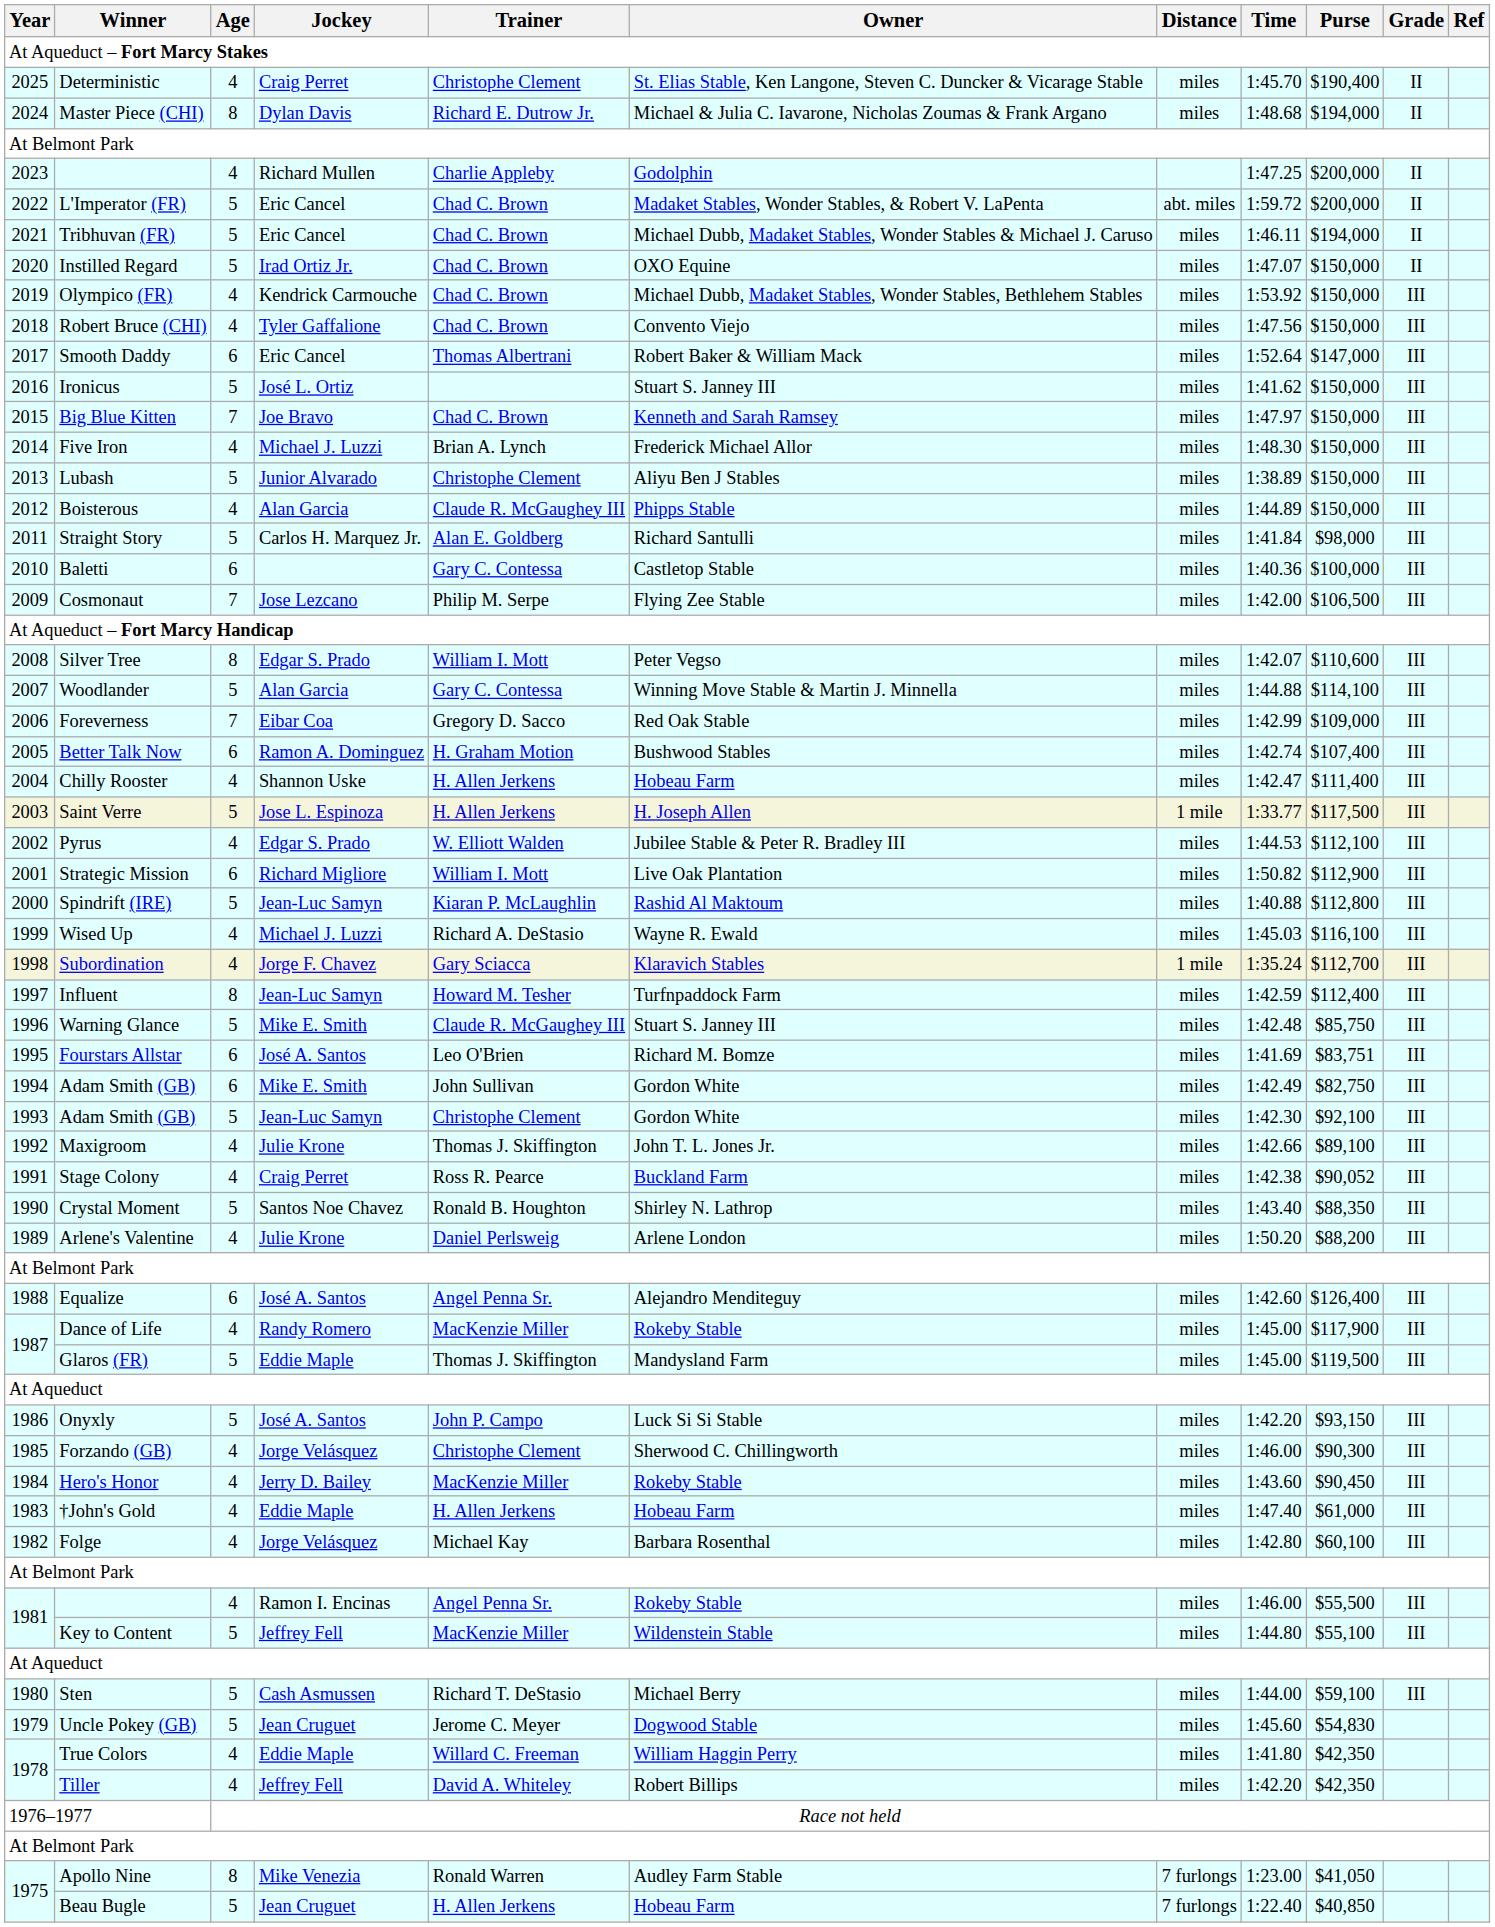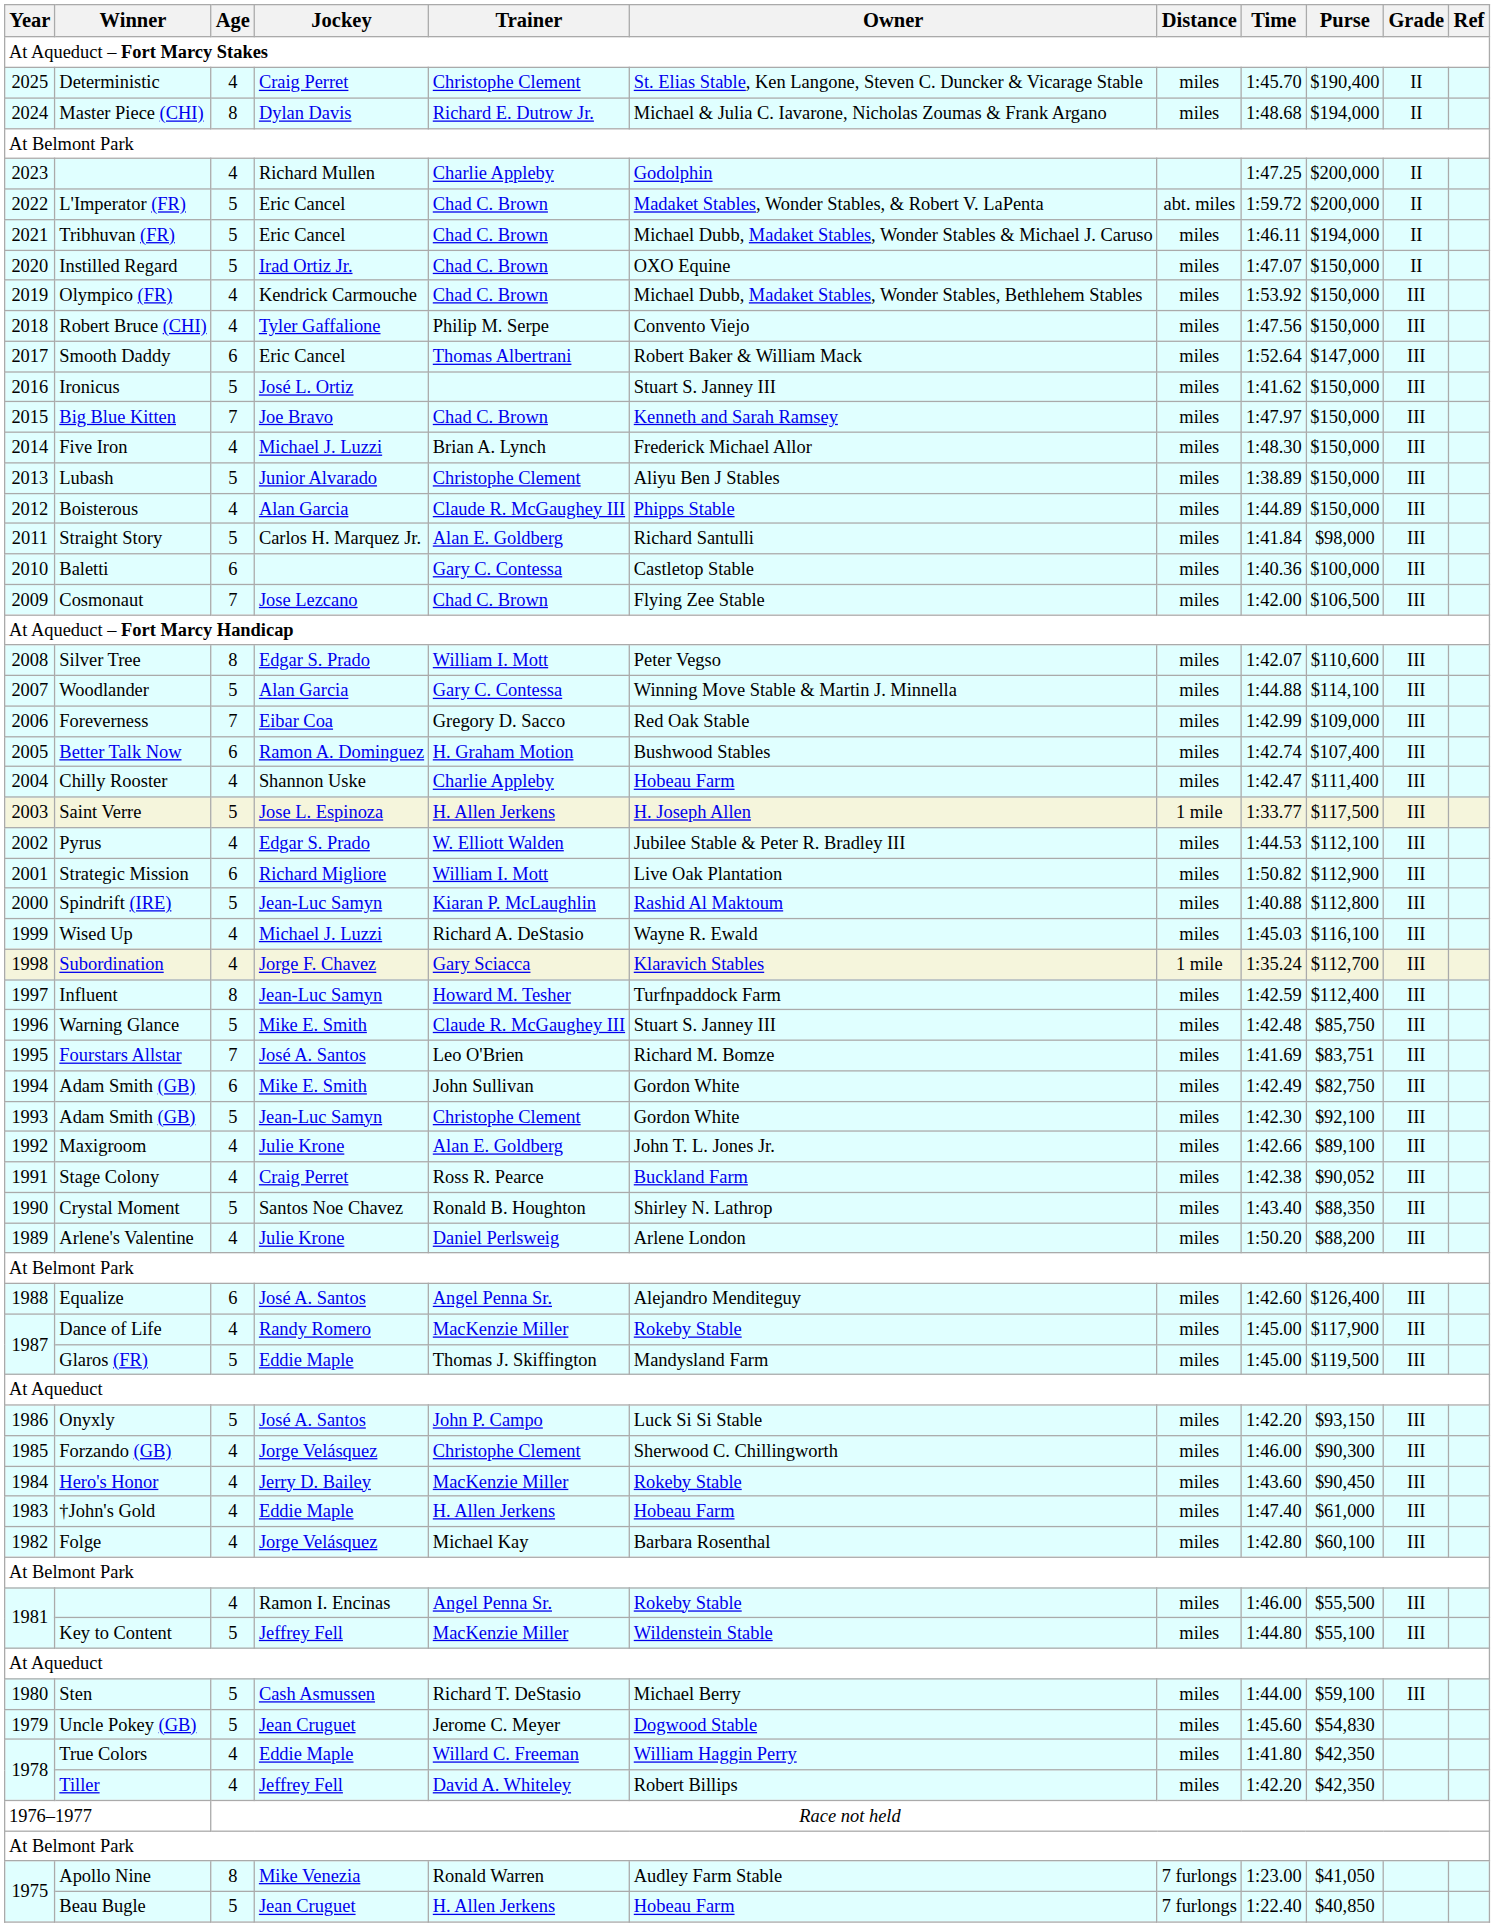(490, 325) Chad C. Brown -> (491, 325) Philip M. Serpe
(491, 599) Philip M. Serpe -> (490, 599) Chad C. Brown
(494, 781) H. Allen Jerkens -> (493, 781) Charlie Appleby
(233, 1055) 6 -> (233, 1055) 7
(515, 1146) Thomas J. Skiffington -> (498, 1146) Alan E. Goldberg
